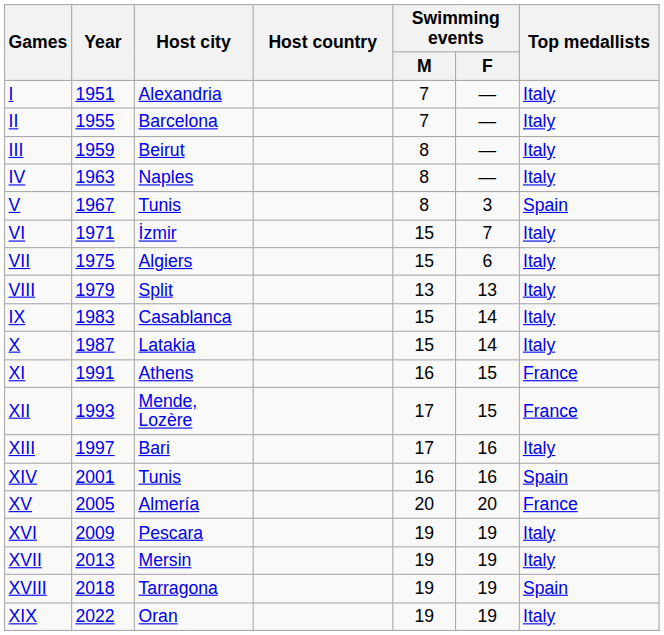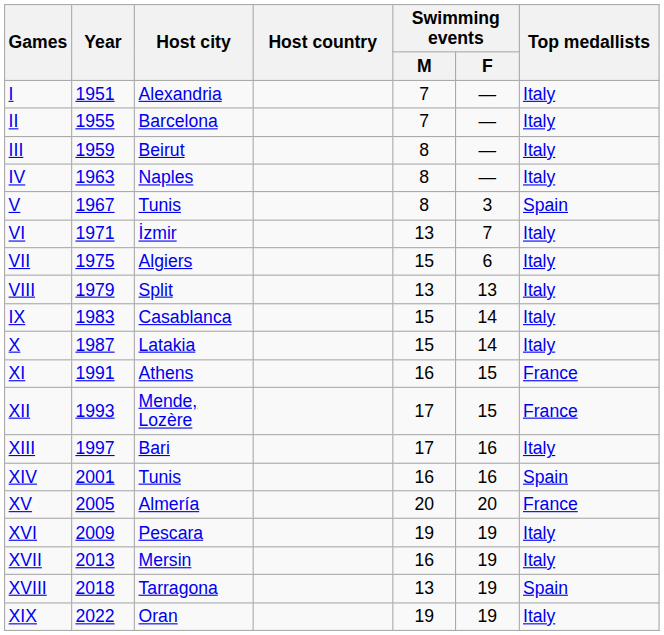(424, 233) 15 -> (424, 233) 13
(424, 560) 19 -> (424, 560) 16
(424, 588) 19 -> (424, 588) 13
